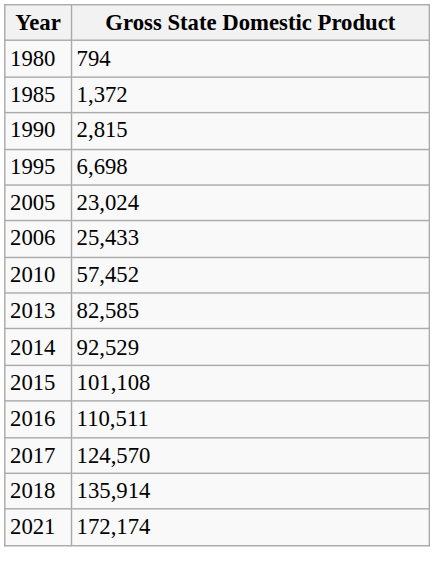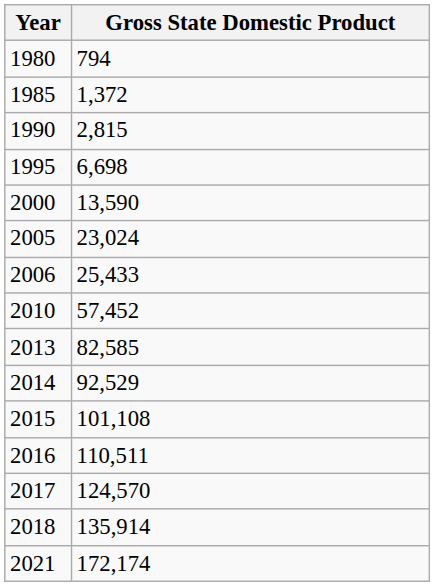+ row: (33, 202)
